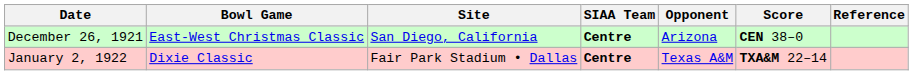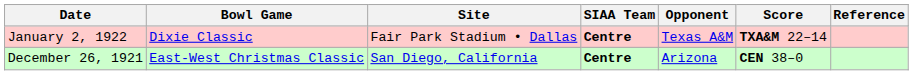rows swapped: (75, 37) <-> (67, 59)
